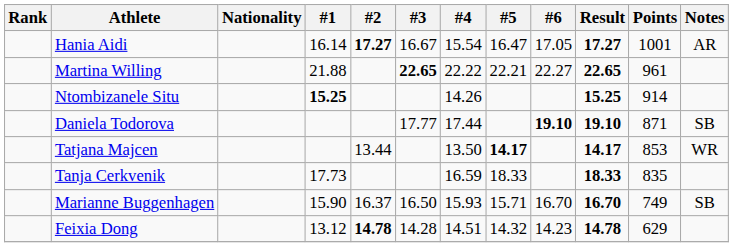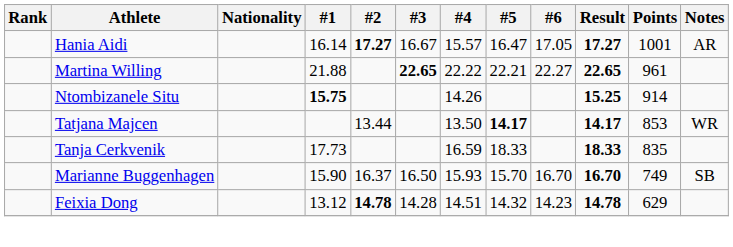(463, 44) 15.54 -> (463, 44) 15.57
(328, 96) 15.25 -> (328, 96) 15.75
- row: (114, 123)
(508, 202) 15.71 -> (508, 176) 15.70
